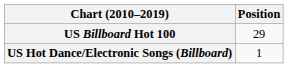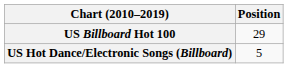(259, 53) 1 -> (259, 53) 5
